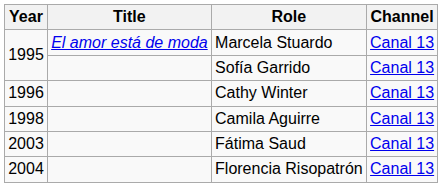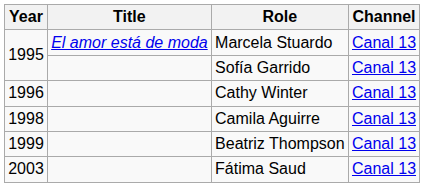+ row: (280, 144)
- row: (289, 169)
